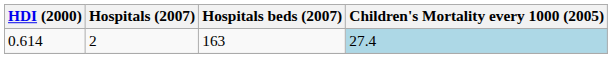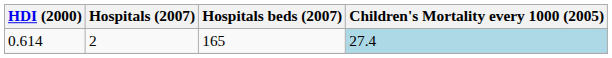(214, 41) 163 -> (214, 41) 165
